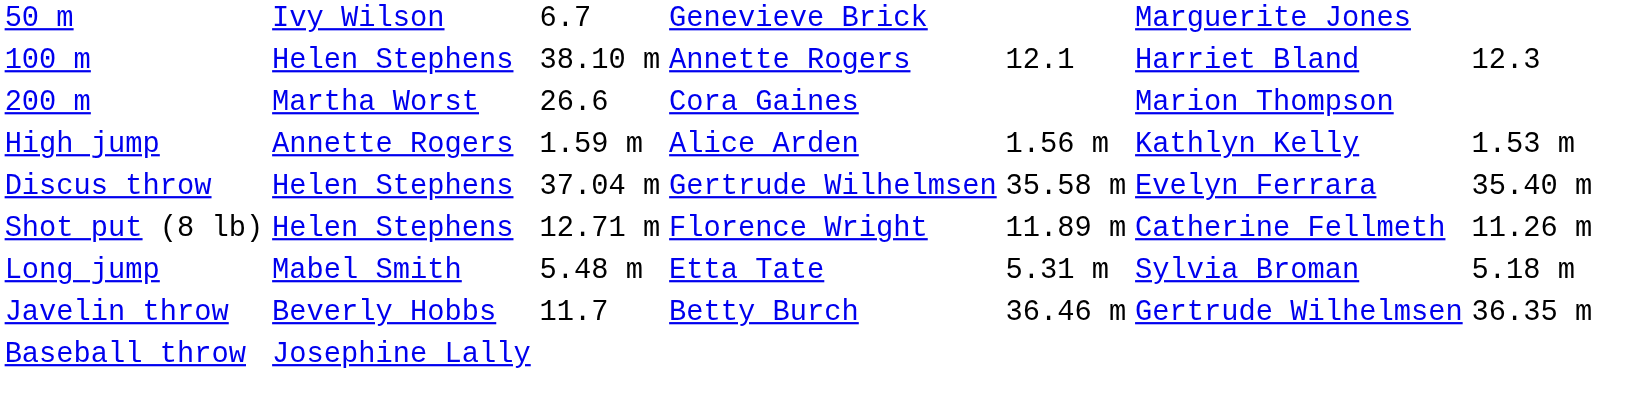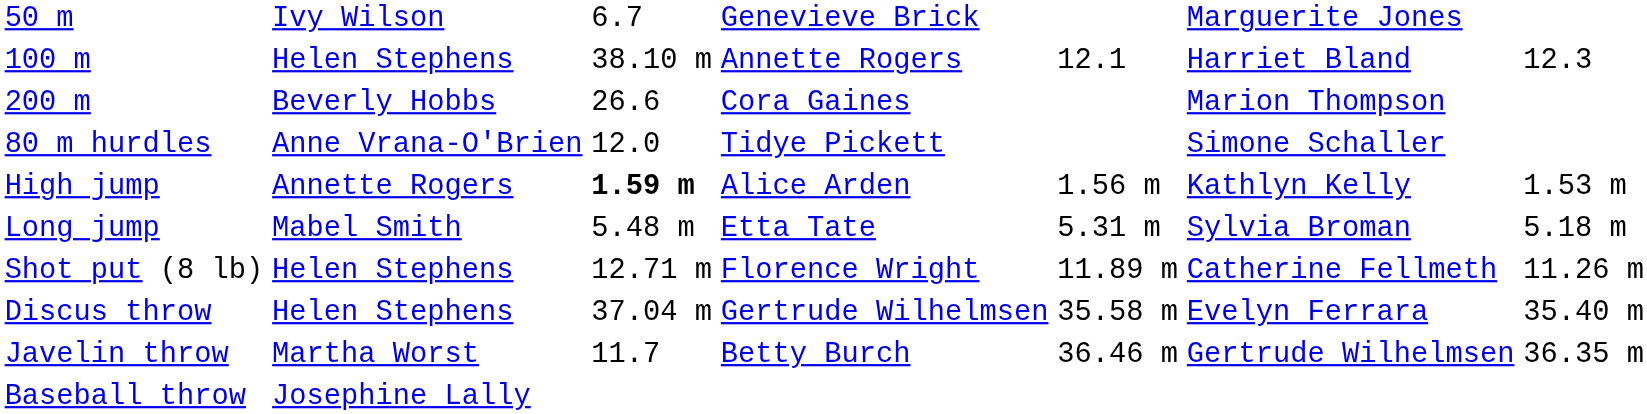(376, 102) Martha Worst -> (384, 102) Beverly Hobbs
+ row: (108, 144)
(591, 144) normal -> (643, 186) bold
rows swapped: (82, 270) <-> (108, 186)
(384, 312) Beverly Hobbs -> (376, 354) Martha Worst
